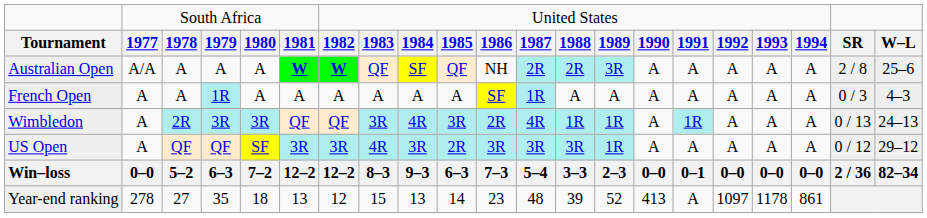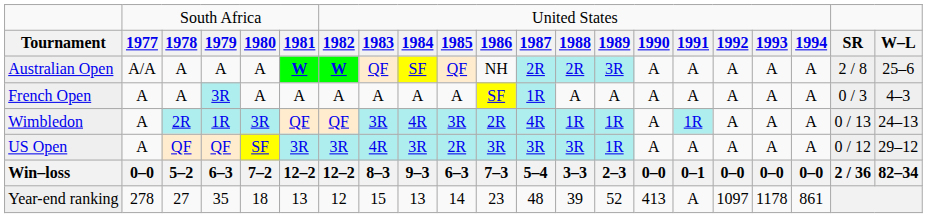(221, 94) 1R -> (221, 94) 3R
(221, 120) 3R -> (221, 120) 1R
